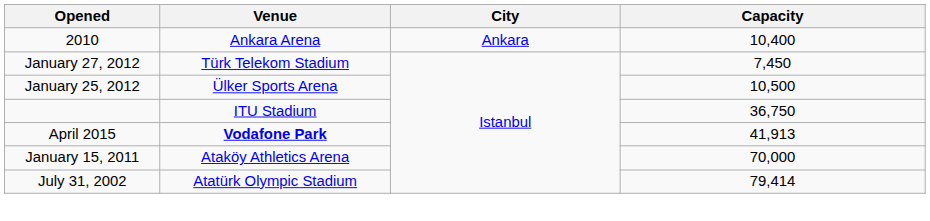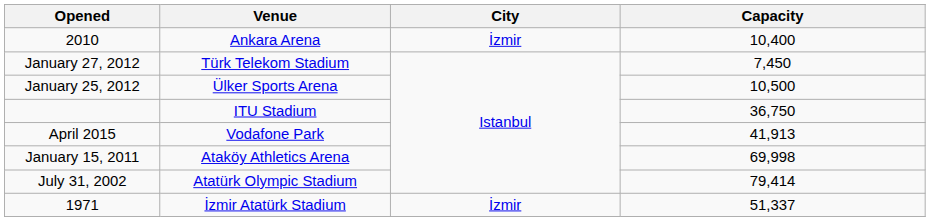(505, 39) Ankara -> (505, 39) İzmir
(275, 134) bold -> (275, 134) normal
(772, 157) 70,000 -> (772, 157) 69,998
+ row: (82, 205)
